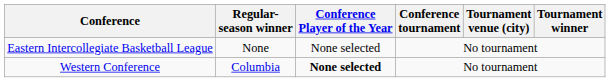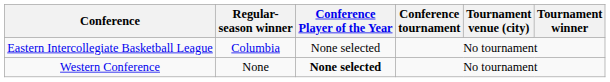(256, 47) None -> (256, 47) Columbia
(256, 67) Columbia -> (256, 67) None
